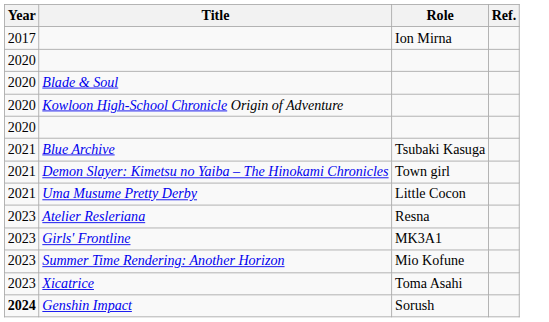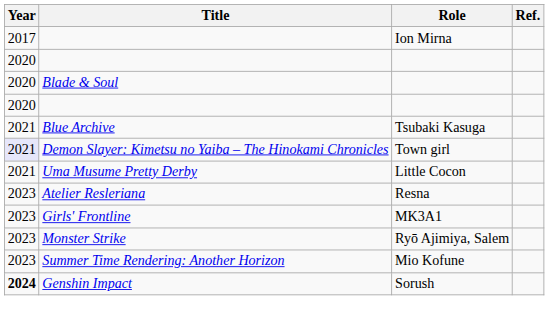- row: (193, 104)
(22, 171) no background -> (22, 149) lavender background
+ row: (84, 238)
- row: (68, 283)
